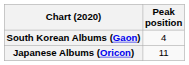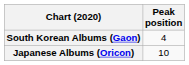(164, 53) 11 -> (164, 53) 10
